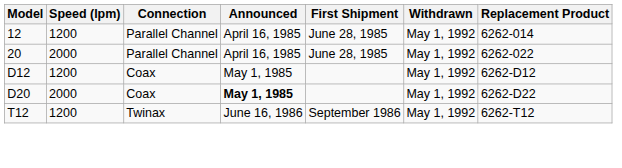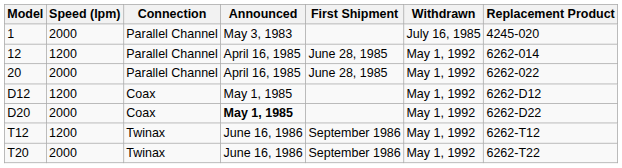+ row: (11, 34)
+ row: (18, 152)
